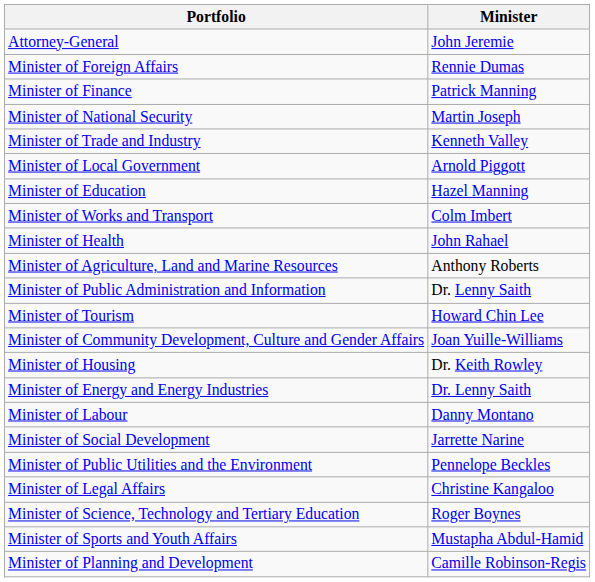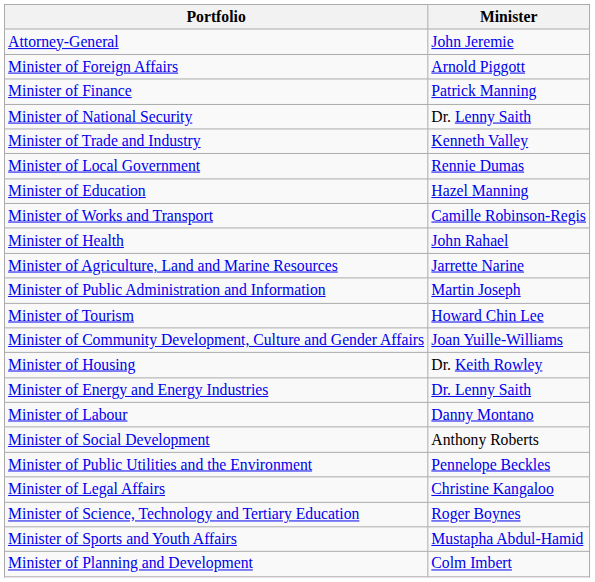(478, 66) Rennie Dumas -> (478, 66) Arnold Piggott
(476, 116) Martin Joseph -> (481, 116) Dr. Lenny Saith
(478, 166) Arnold Piggott -> (478, 166) Rennie Dumas
(472, 215) Colm Imbert -> (509, 215) Camille Robinson-Regis
(485, 265) Anthony Roberts -> (478, 265) Jarrette Narine
(481, 290) Dr. Lenny Saith -> (476, 290) Martin Joseph
(478, 439) Jarrette Narine -> (485, 439) Anthony Roberts
(509, 564) Camille Robinson-Regis -> (472, 564) Colm Imbert
